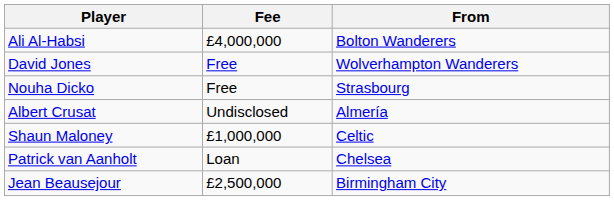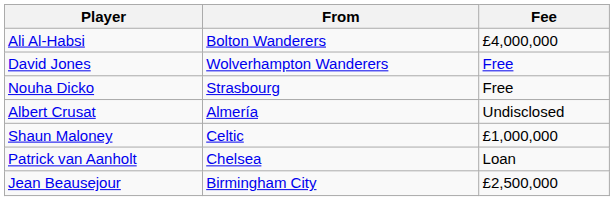columns swapped: (471, 17) <-> (268, 17)
